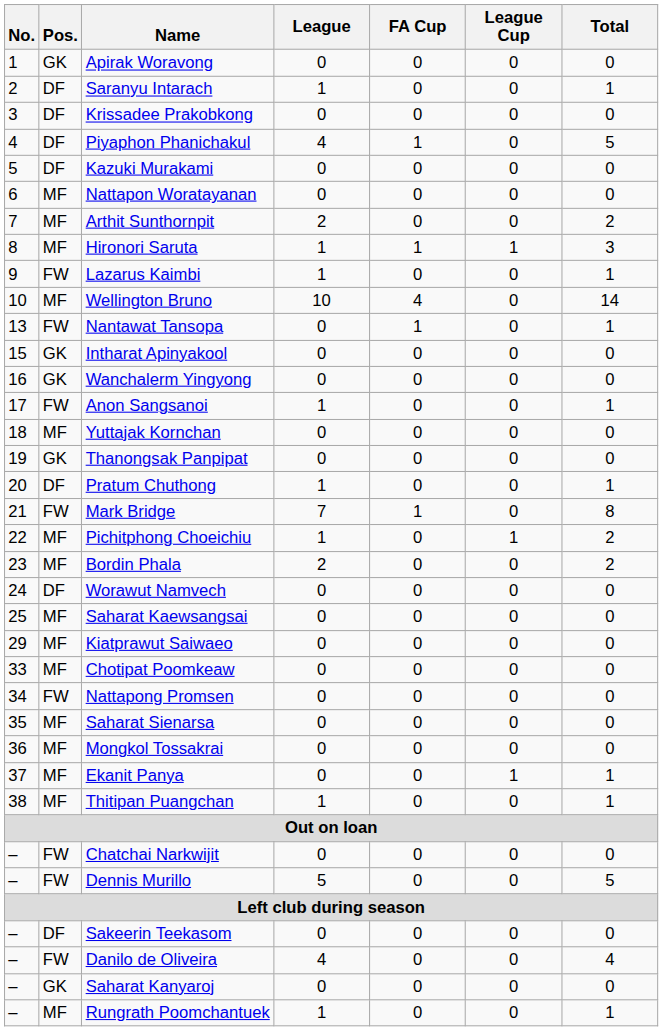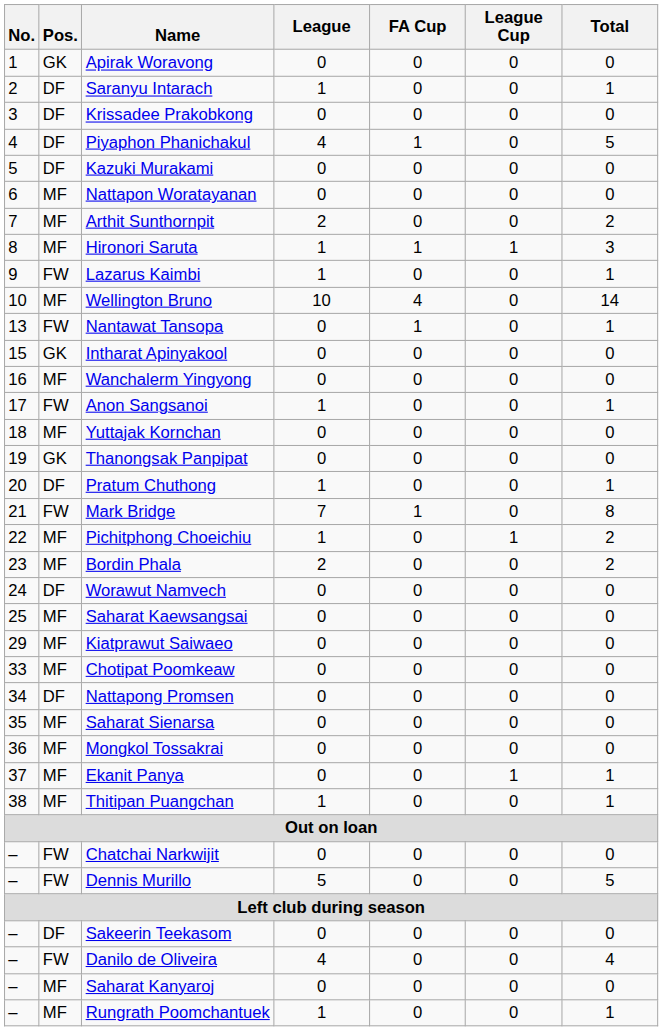(55, 379) GK -> (55, 379) MF
(56, 696) FW -> (54, 696) DF
(55, 986) GK -> (55, 986) MF
